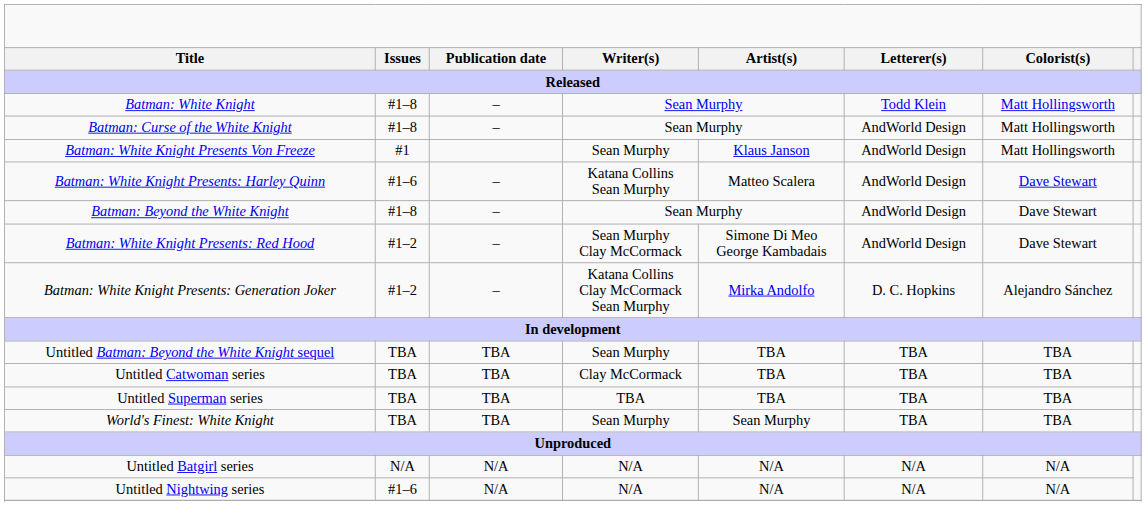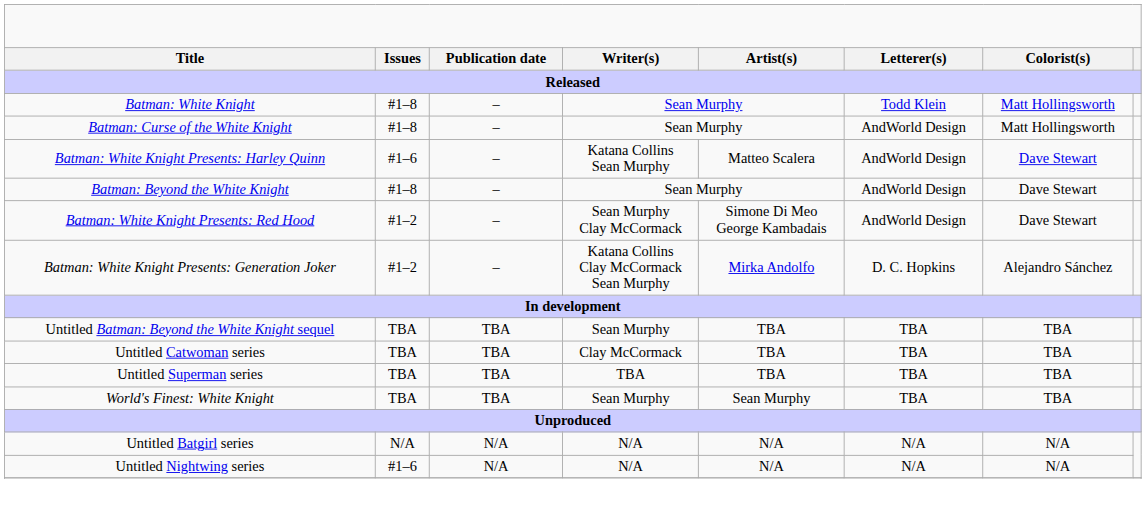- row: (190, 150)
